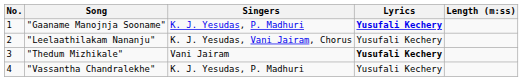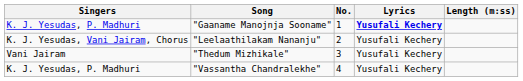columns swapped: (15, 12) <-> (261, 12)
(399, 55) bold -> (399, 55) normal
